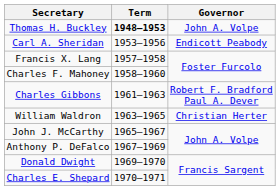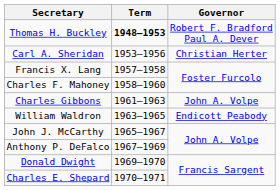(221, 28) John A. Volpe -> (221, 33) Robert F. Bradford Paul A. Dever
(221, 43) Endicott Peabody -> (221, 54) Christian Herter
(221, 95) Robert F. Bradford Paul A. Dever -> (221, 100) John A. Volpe
(221, 116) Christian Herter -> (221, 116) Endicott Peabody
